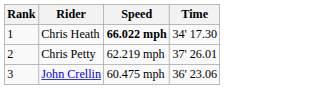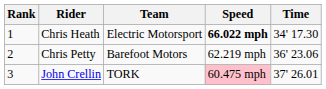+ column: (154, 14)
(195, 54) 37' 26.01 -> (296, 54) 36' 23.06
(136, 74) no background -> (237, 74) pink background
(195, 74) 36' 23.06 -> (296, 74) 37' 26.01
